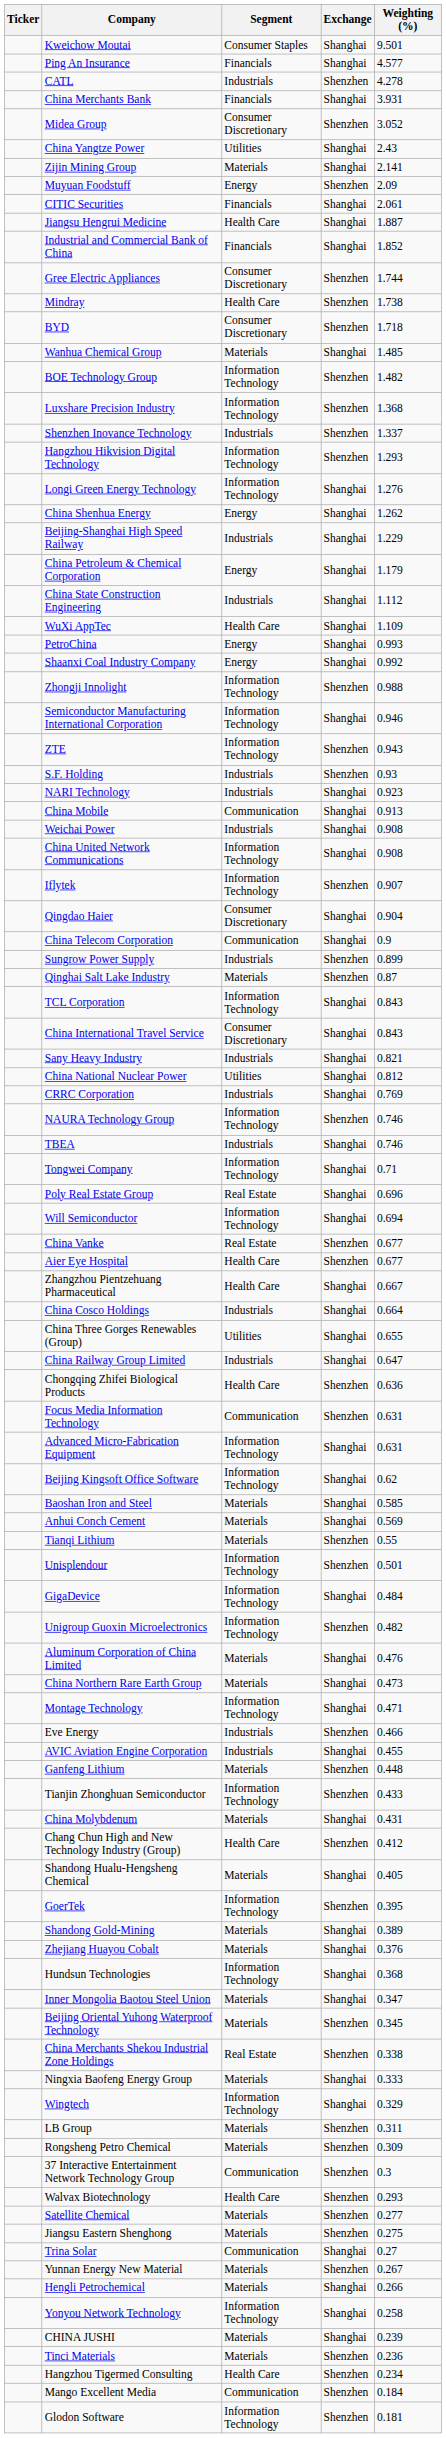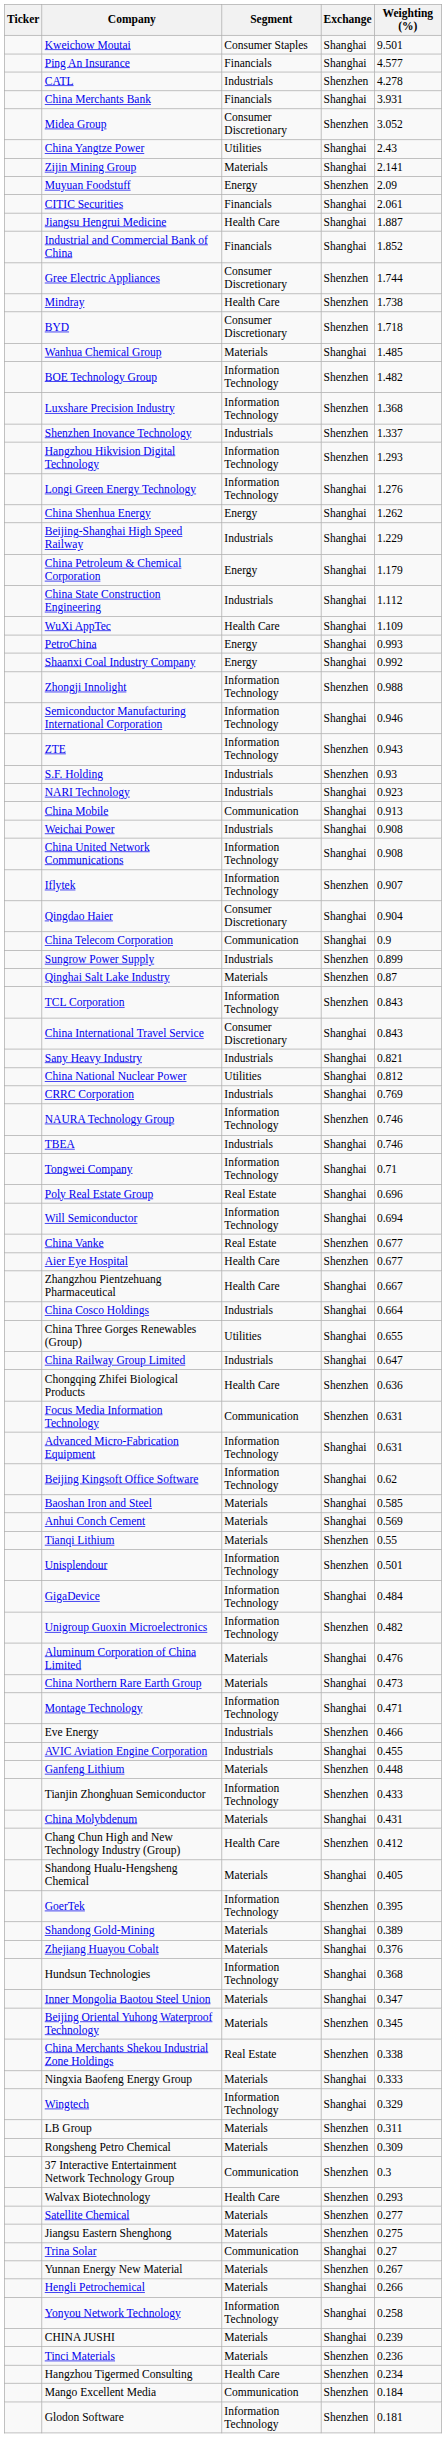(345, 1002) Shanghai -> (346, 1002) Shenzhen
